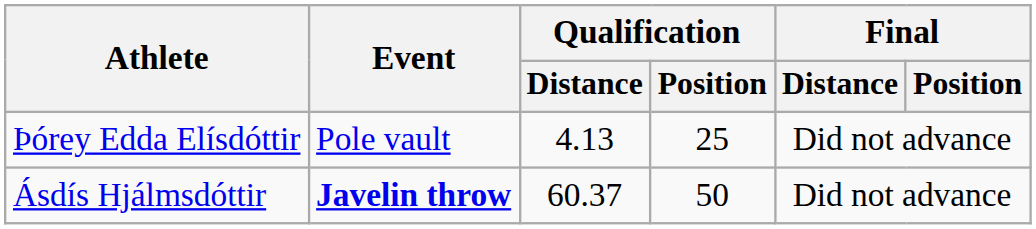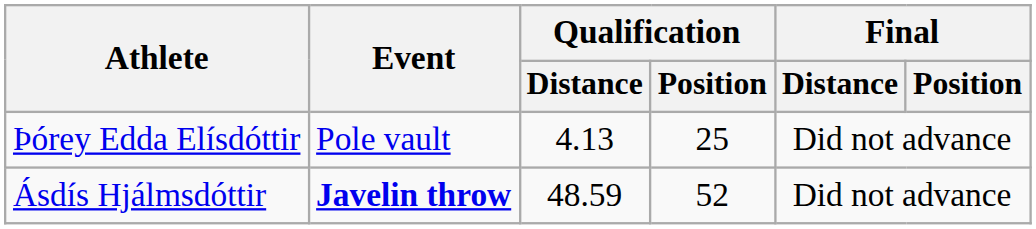(585, 194) 60.37 -> (585, 194) 48.59
(712, 194) 50 -> (712, 194) 52
